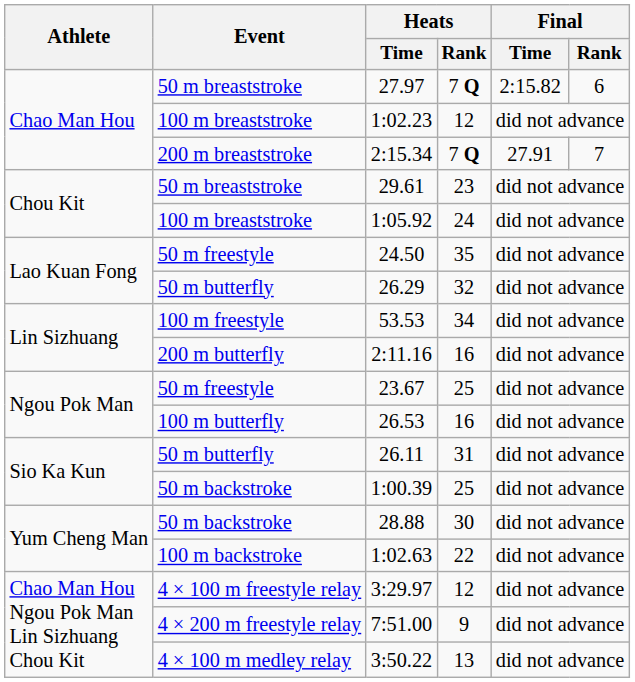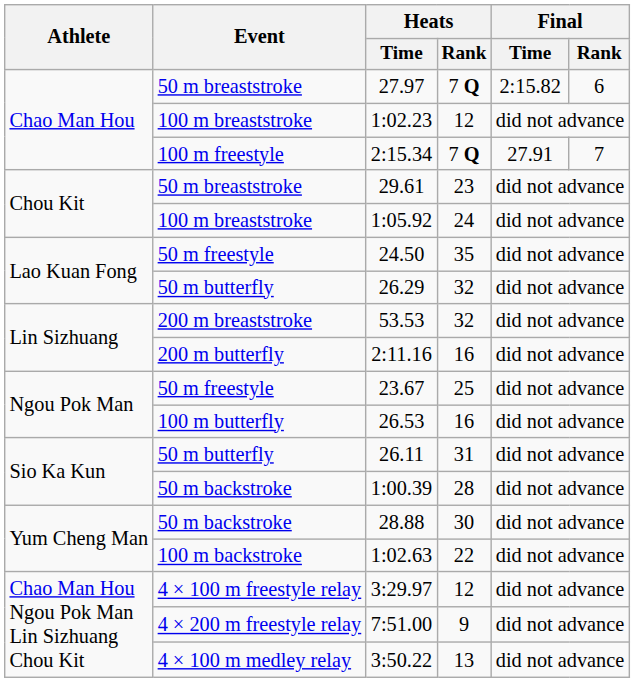(235, 153) 200 m breaststroke -> (221, 153) 100 m freestyle
(221, 321) 100 m freestyle -> (235, 321) 200 m breaststroke
(464, 321) 34 -> (464, 321) 32
(464, 488) 25 -> (464, 488) 28
